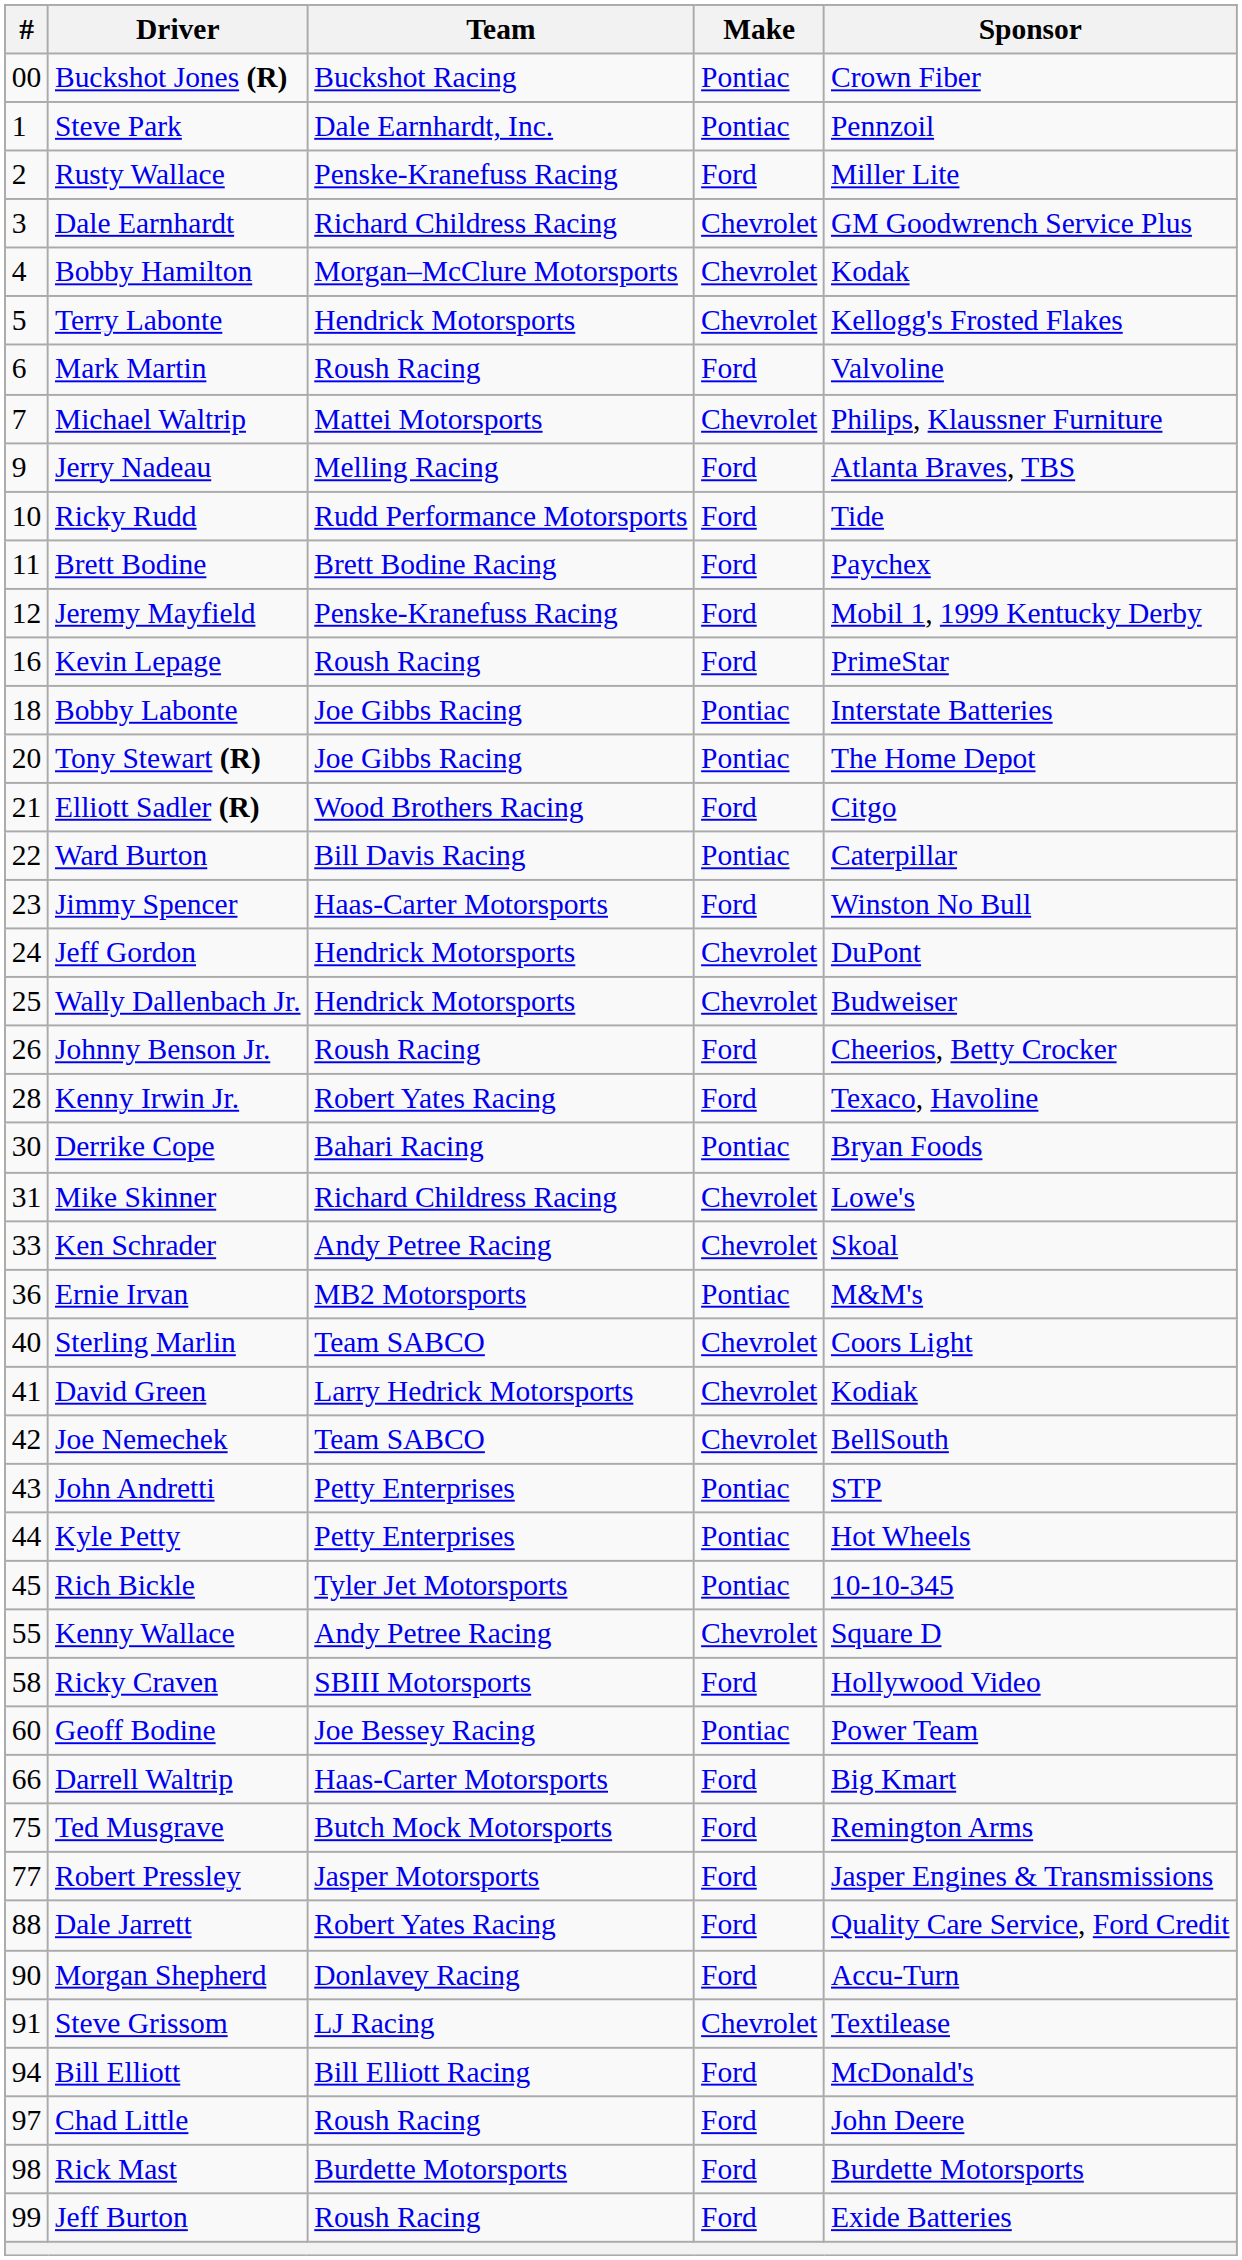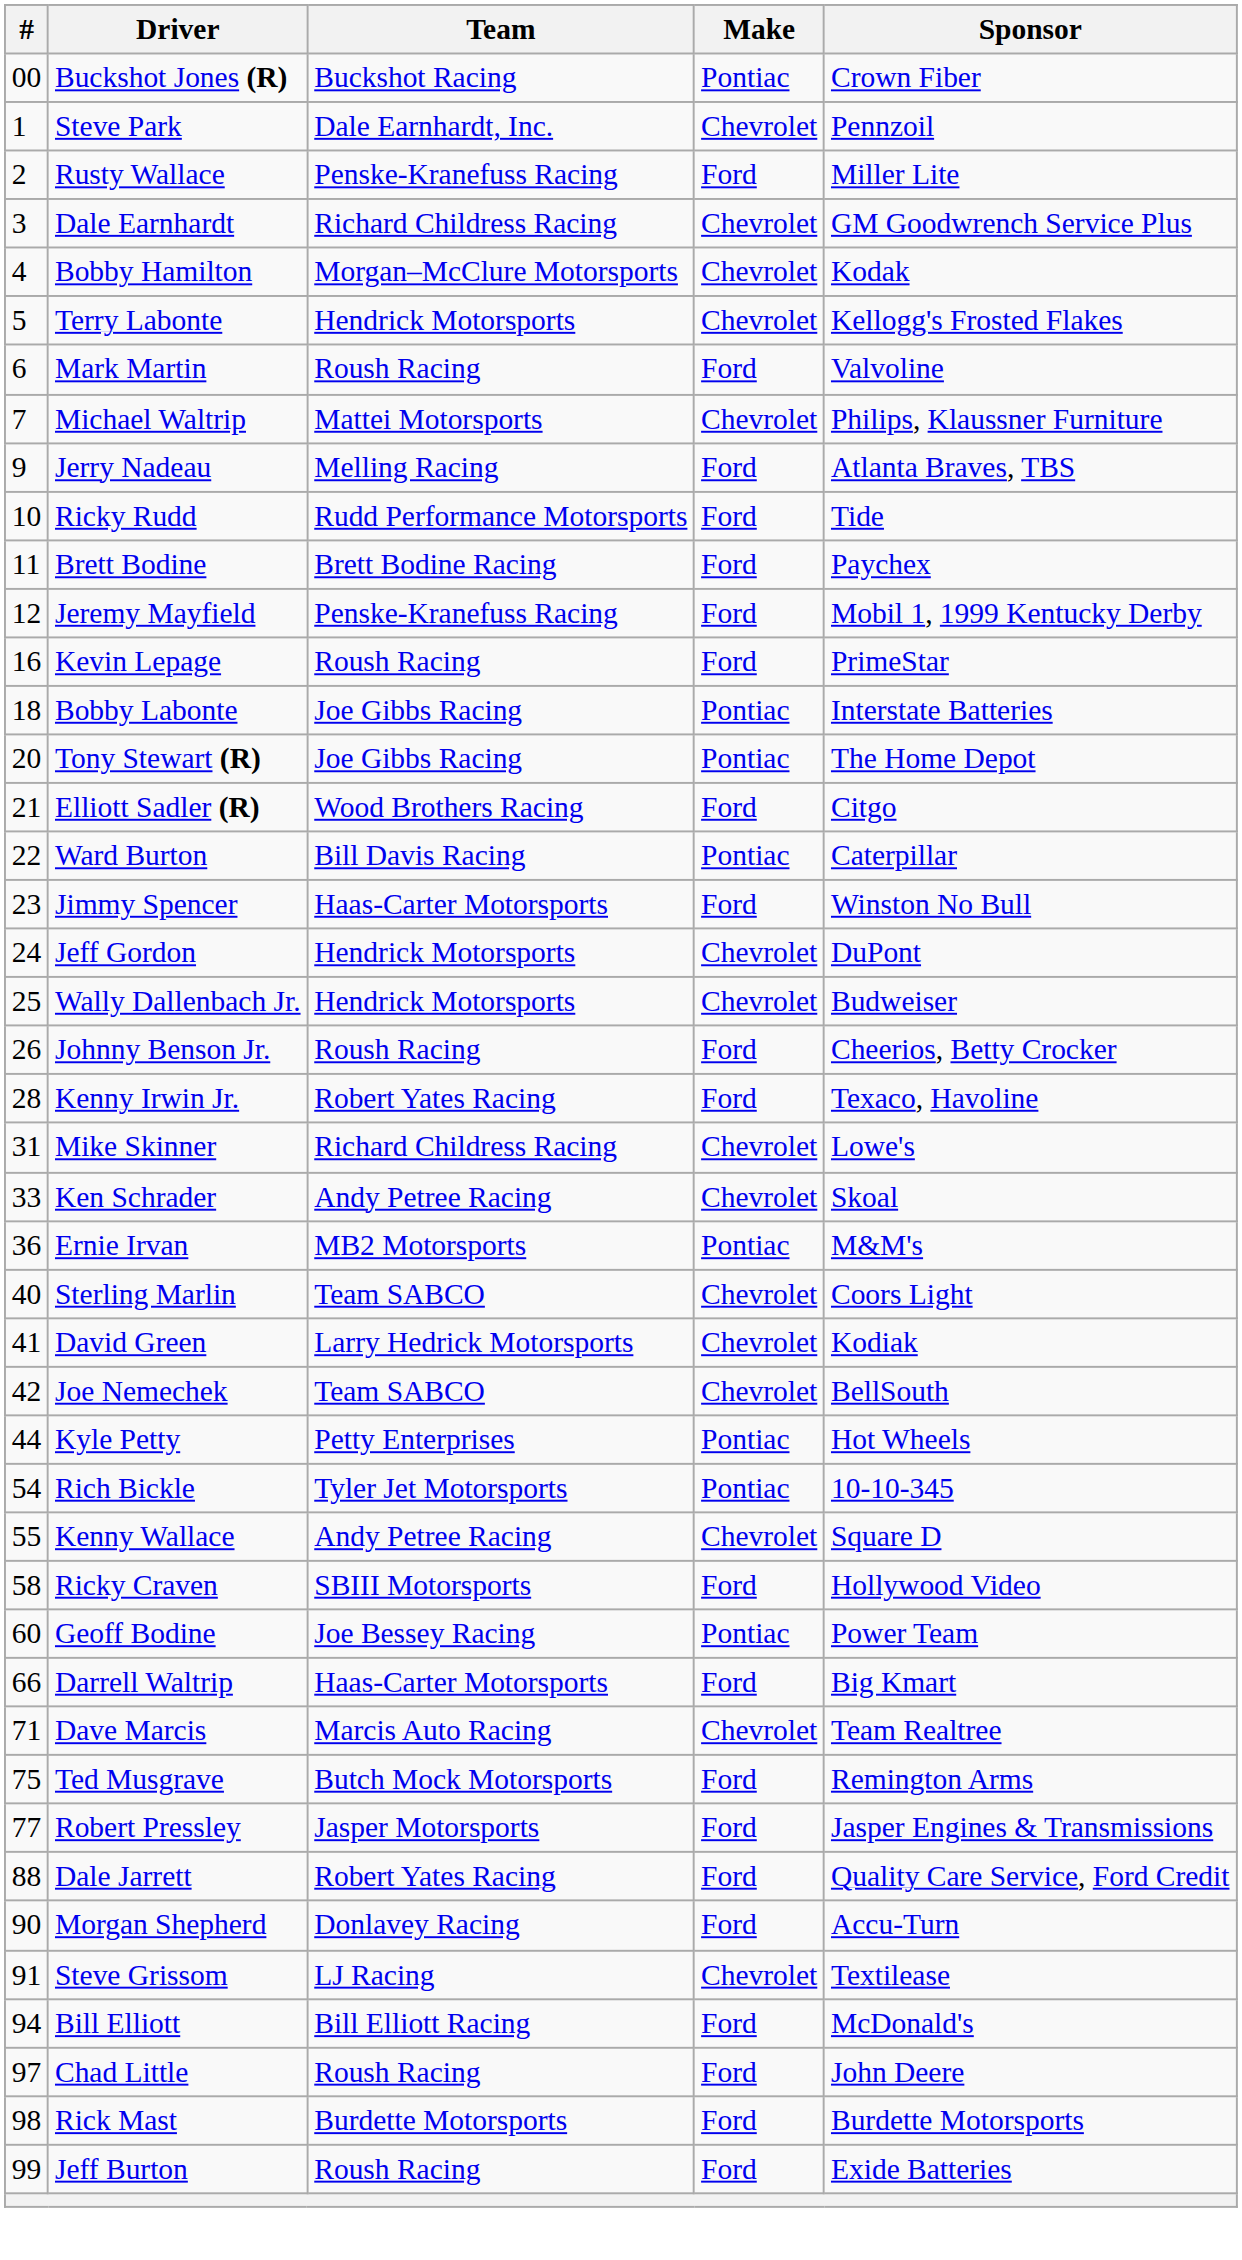(745, 126) Pontiac -> (759, 126) Chevrolet
- row: (135, 1147)
- row: (135, 1487)
(27, 1584) 45 -> (27, 1487) 54
+ row: (131, 1730)
